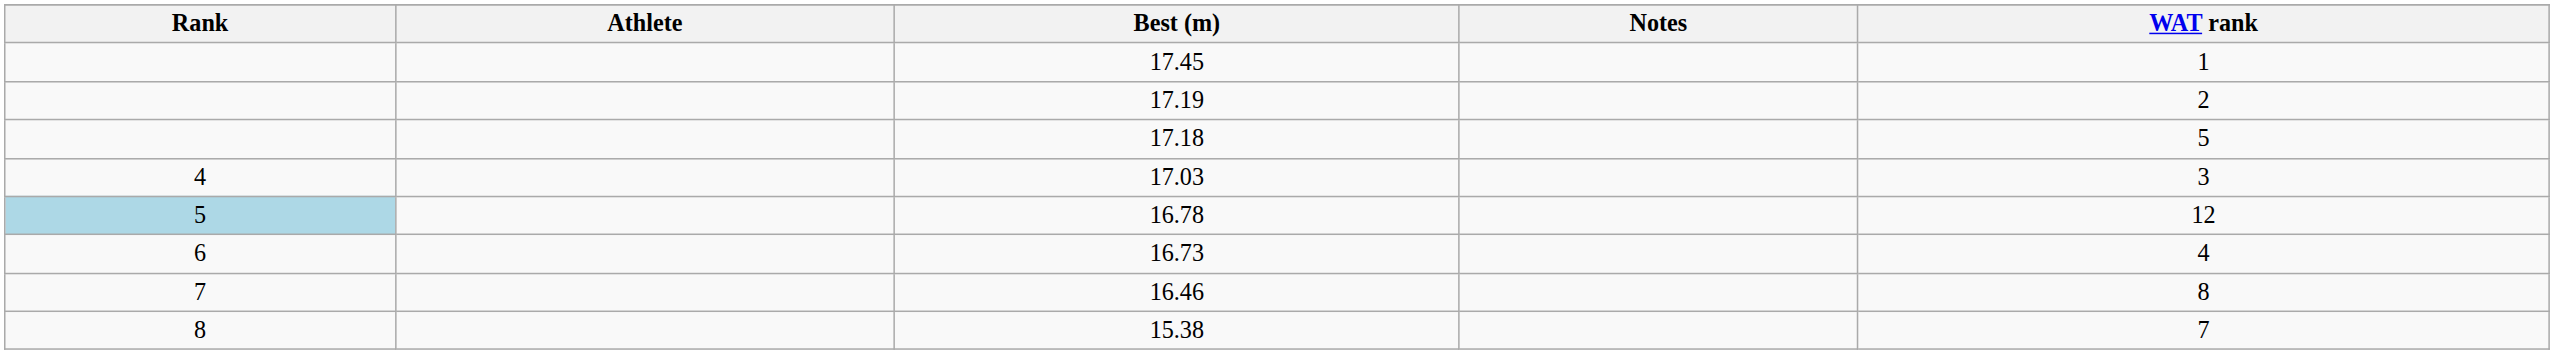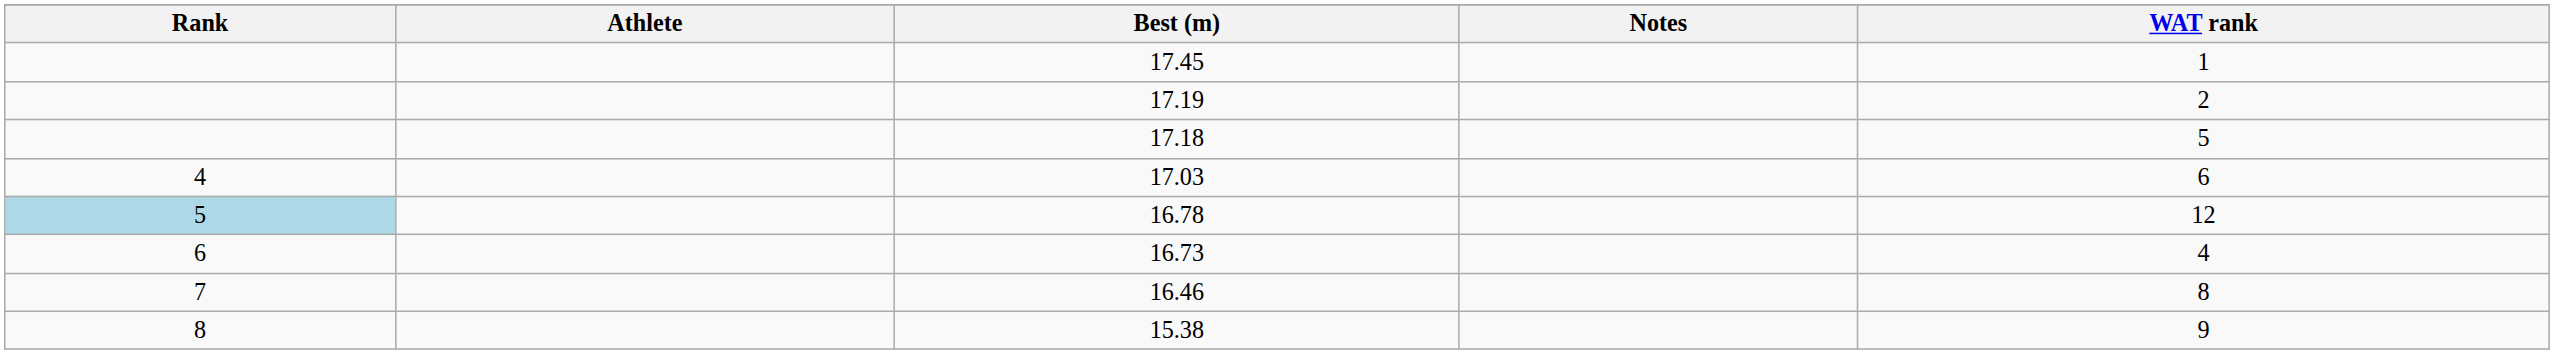(2204, 176) 3 -> (2204, 176) 6
(2204, 330) 7 -> (2204, 330) 9
